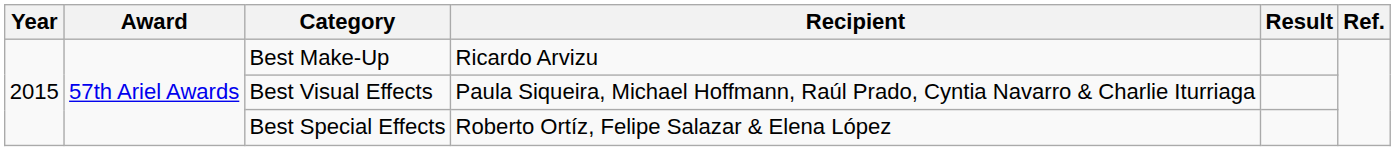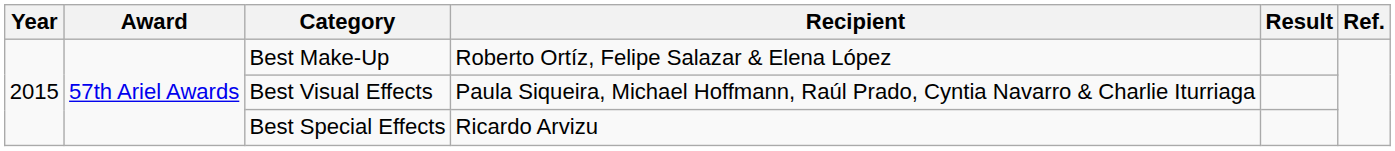(527, 57) Ricardo Arvizu -> (673, 57) Roberto Ortíz, Felipe Salazar & Elena López
(673, 127) Roberto Ortíz, Felipe Salazar & Elena López -> (527, 127) Ricardo Arvizu
